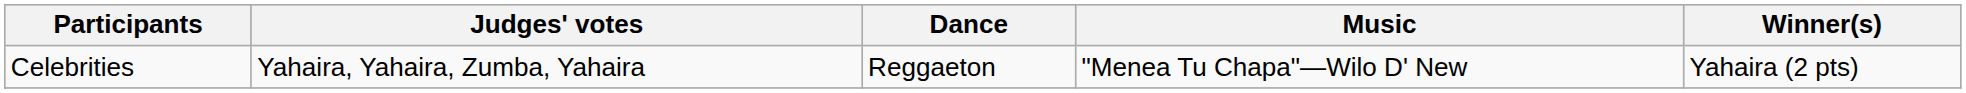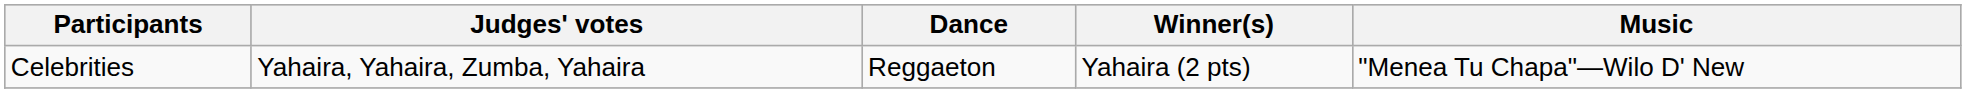columns swapped: (1380, 25) <-> (1822, 25)
